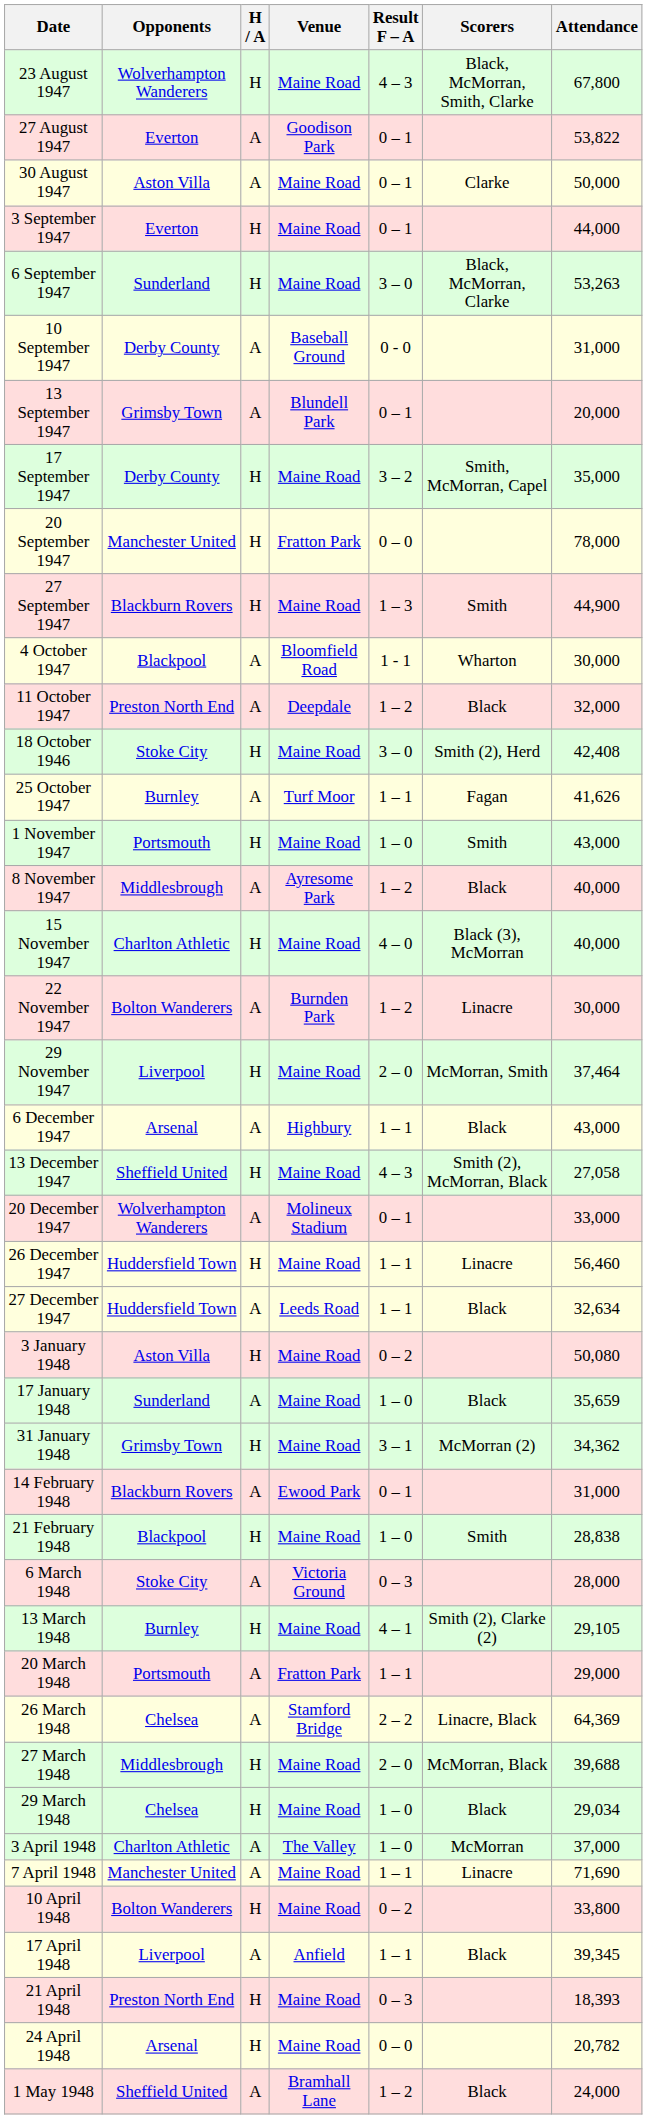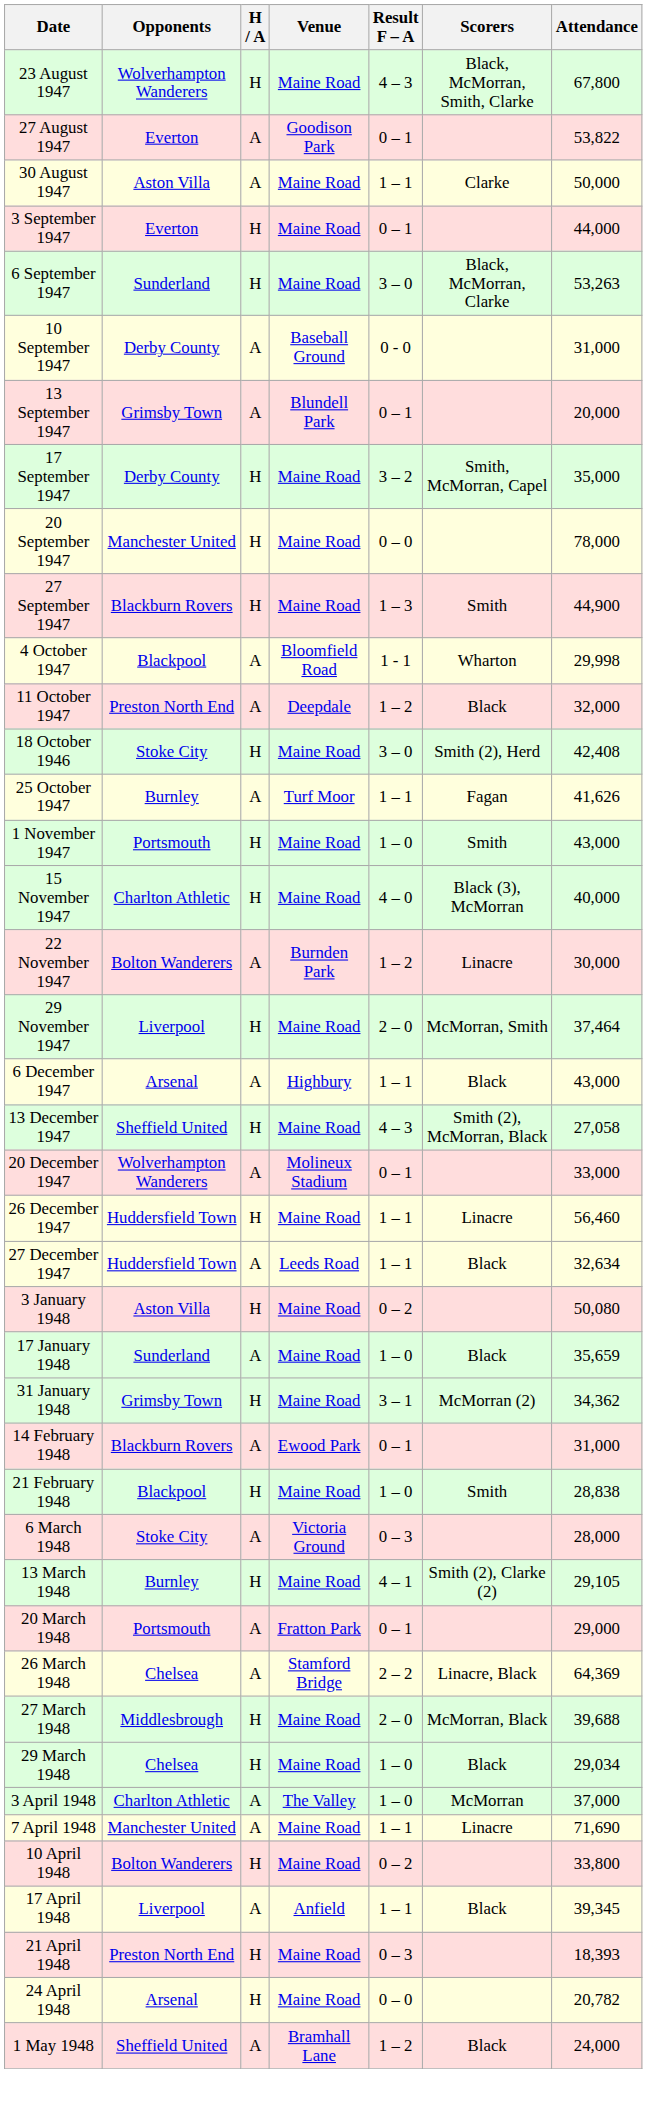(396, 182) 0 – 1 -> (396, 182) 1 – 1
(319, 541) Fratton Park -> (319, 541) Maine Road
(597, 660) 30,000 -> (597, 660) 29,998
- row: (53, 888)
(396, 1673) 1 – 1 -> (396, 1628) 0 – 1
